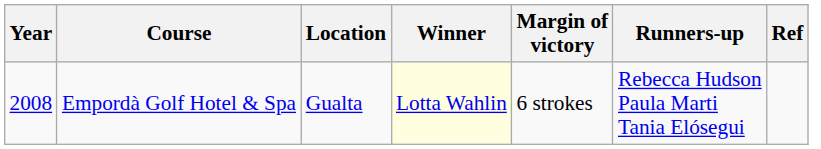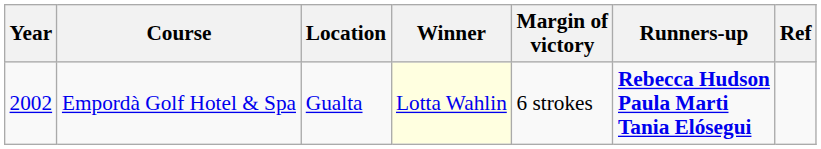(31, 103) 2008 -> (31, 103) 2002
(690, 103) normal -> (694, 103) bold
